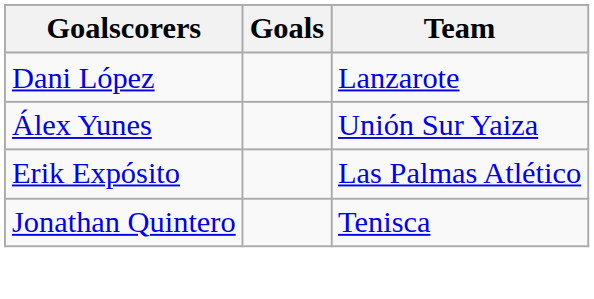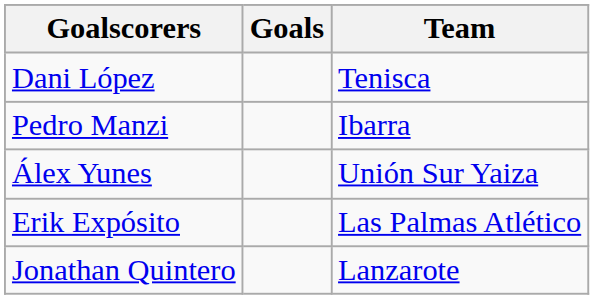(399, 76) Lanzarote -> (384, 76) Tenisca
+ row: (90, 125)
(384, 221) Tenisca -> (399, 269) Lanzarote
